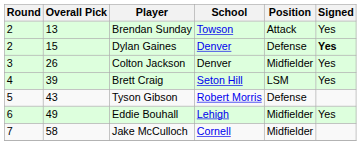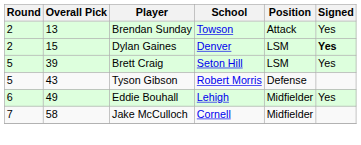(287, 47) Defense -> (278, 47) LSM
- row: (149, 64)
(10, 81) 4 -> (10, 64) 5
